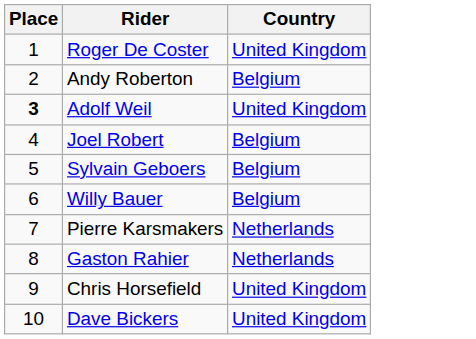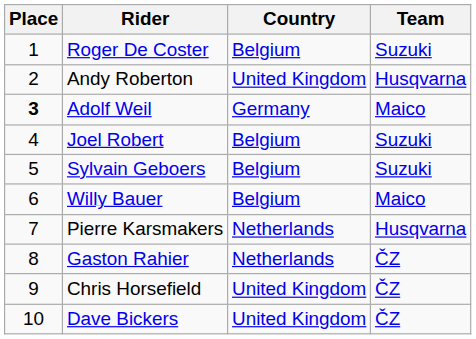+ column: (421, 19)
(299, 49) United Kingdom -> (266, 49) Belgium
(266, 79) Belgium -> (299, 79) United Kingdom
(299, 109) United Kingdom -> (271, 109) Germany
